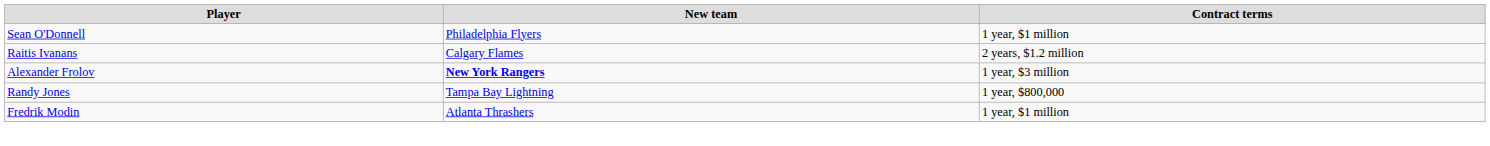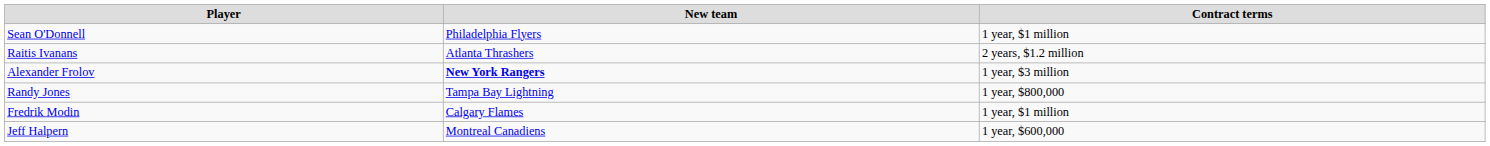(485, 53) Calgary Flames -> (490, 53) Atlanta Thrashers
(490, 111) Atlanta Thrashers -> (485, 111) Calgary Flames
+ row: (38, 131)
